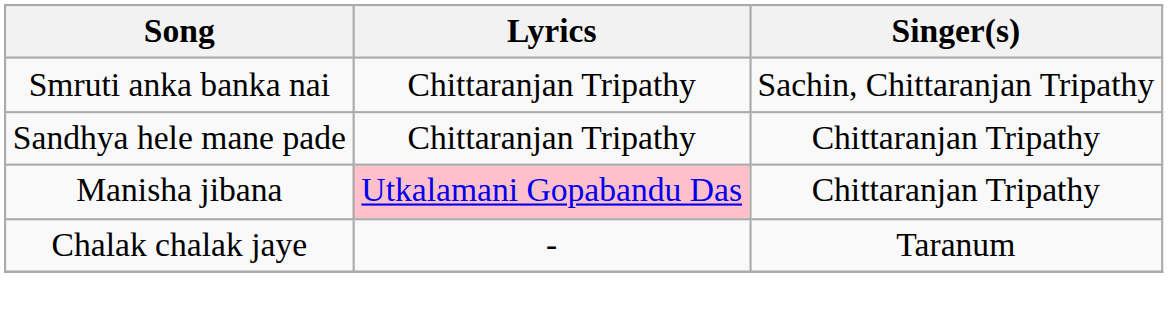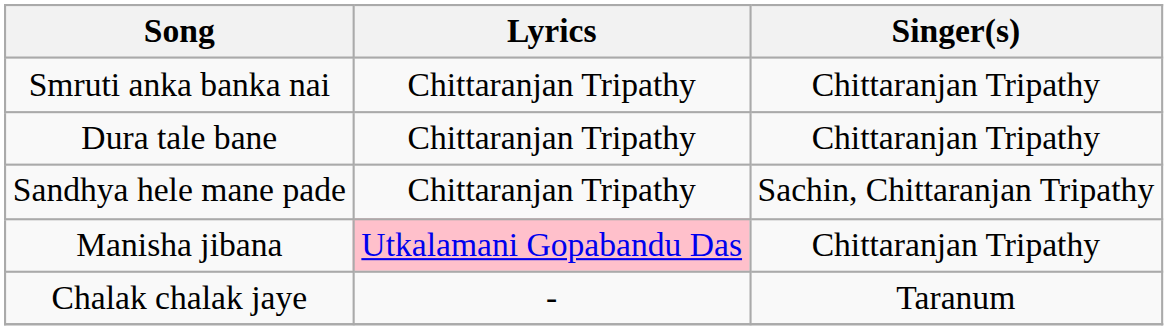(956, 84) Sachin, Chittaranjan Tripathy -> (956, 84) Chittaranjan Tripathy
+ row: (179, 137)
(956, 137) Chittaranjan Tripathy -> (956, 191) Sachin, Chittaranjan Tripathy
